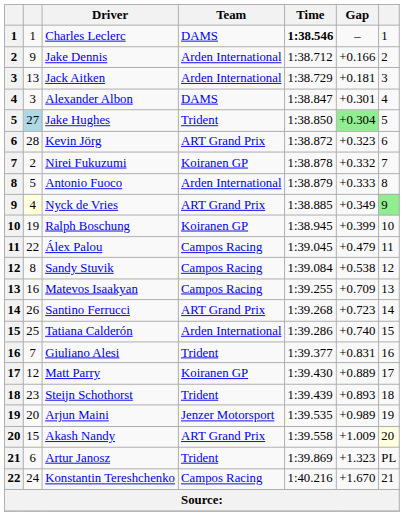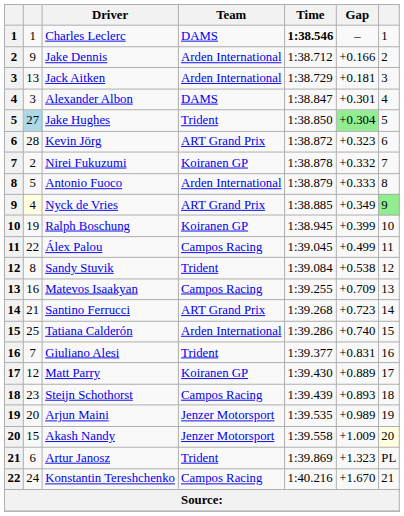(357, 246) +0.479 -> (357, 246) +0.499
(222, 267) Campos Racing -> (200, 267) Trident
(33, 309) 26 -> (33, 309) 21
(200, 394) Trident -> (222, 394) Campos Racing
(223, 436) ART Grand Prix -> (228, 436) Jenzer Motorsport
